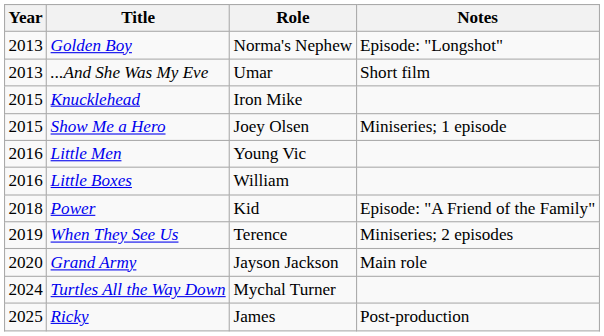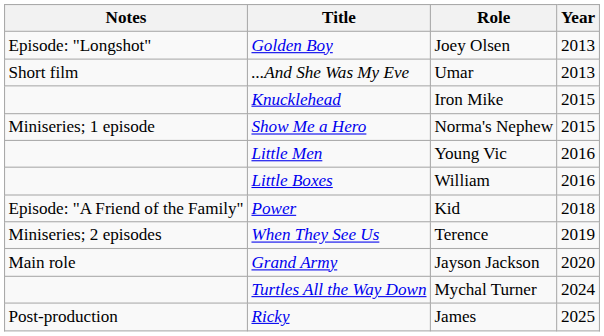columns swapped: (26, 18) <-> (478, 18)
(293, 45) Norma's Nephew -> (472, 45) Joey Olsen
(271, 126) Joey Olsen -> (494, 126) Norma's Nephew
